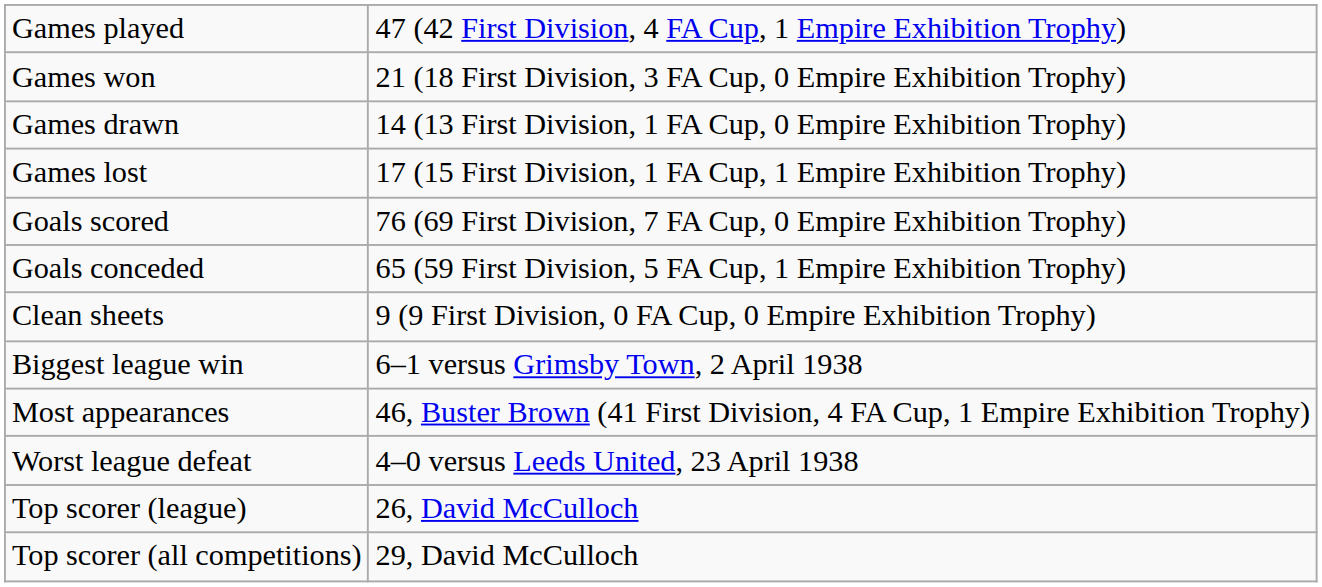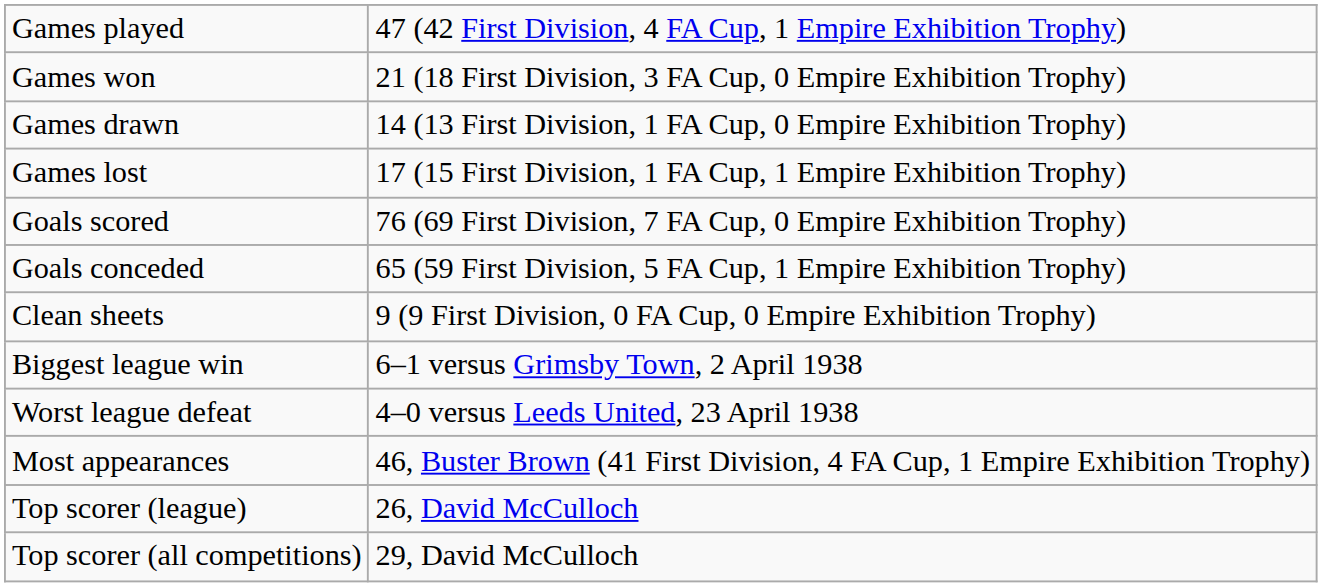rows swapped: (132, 460) <-> (121, 412)
